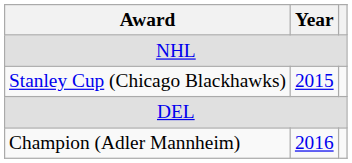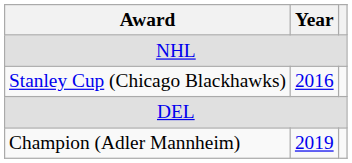(314, 81) 2015 -> (314, 81) 2016
(314, 142) 2016 -> (314, 142) 2019
